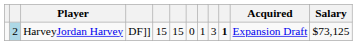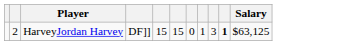- column: (270, 13)
(15, 31) lightblue background -> (15, 31) no background
(331, 31) $73,125 -> (251, 31) $63,125
